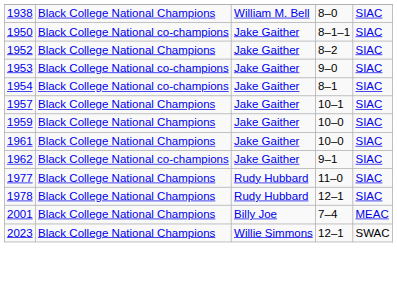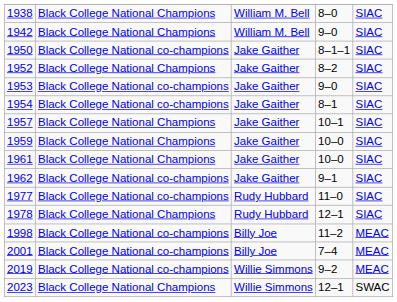+ row: (20, 31)
(127, 178) Black College National Champions -> (133, 196) Black College National co-champions
+ row: (20, 232)
(127, 214) Black College National Champions -> (133, 251) Black College National co-champions
+ row: (20, 269)
